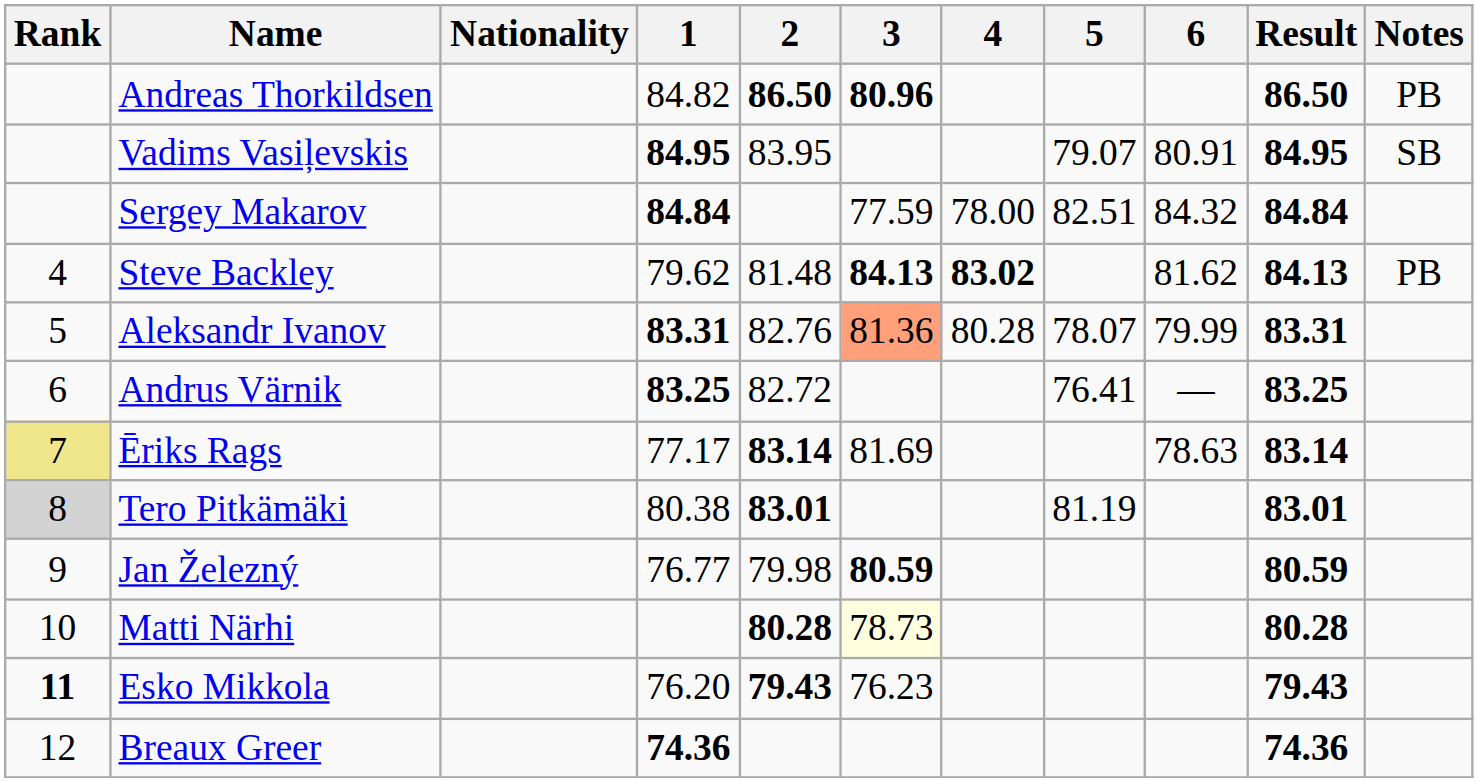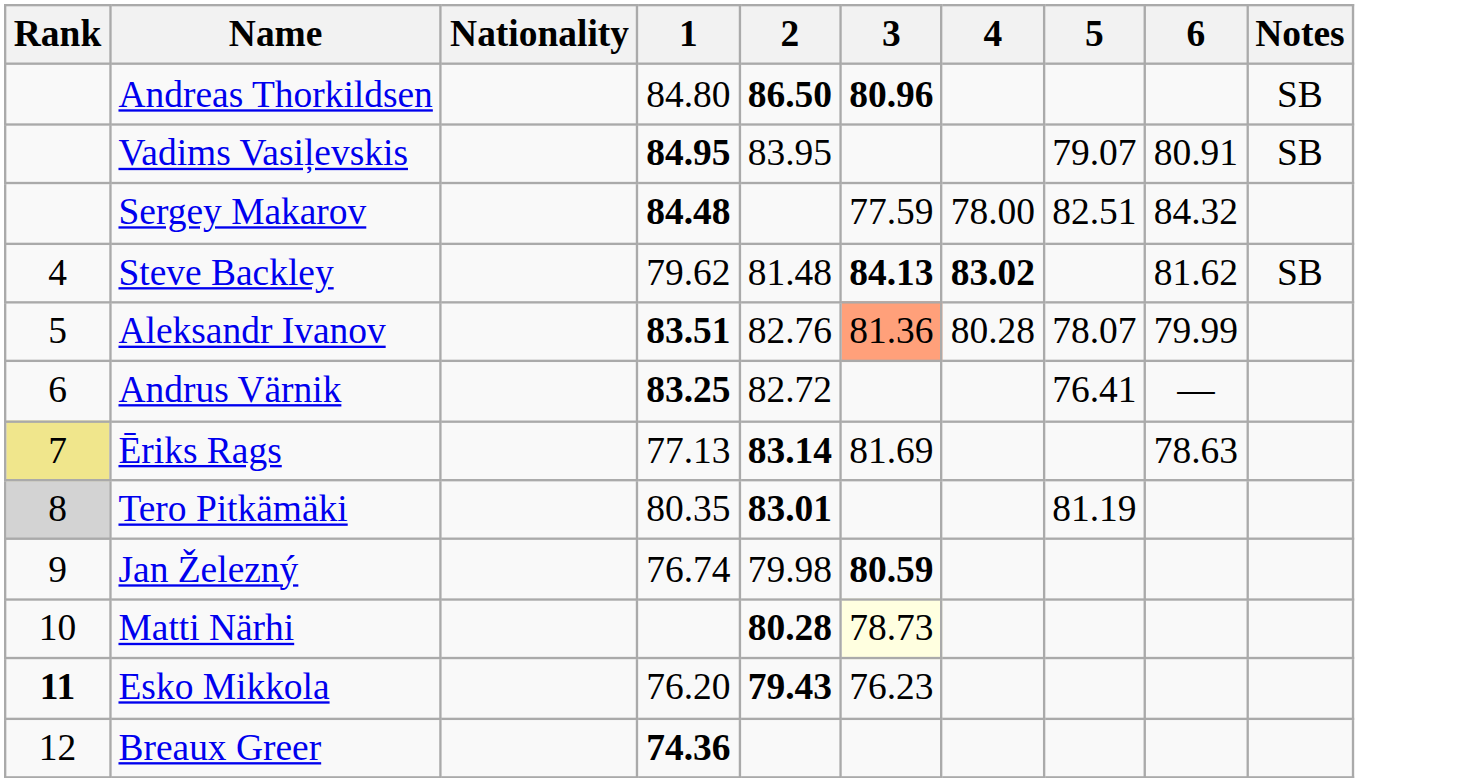- column: (1306, 34)
(688, 93) 84.82 -> (688, 93) 84.80
(1419, 93) PB -> (1300, 93) SB
(688, 212) 84.84 -> (688, 212) 84.48
(1419, 271) PB -> (1300, 271) SB
(688, 331) 83.31 -> (688, 331) 83.51
(688, 449) 77.17 -> (688, 449) 77.13
(688, 509) 80.38 -> (688, 509) 80.35
(688, 568) 76.77 -> (688, 568) 76.74
